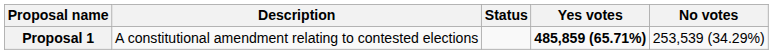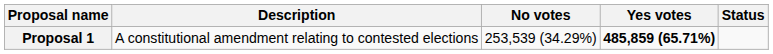columns swapped: (506, 15) <-> (709, 15)
